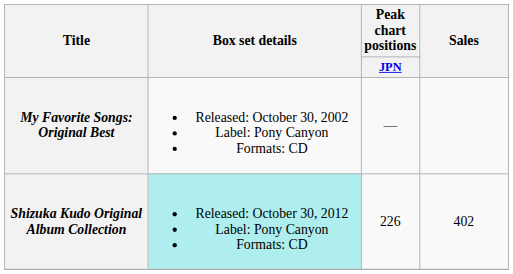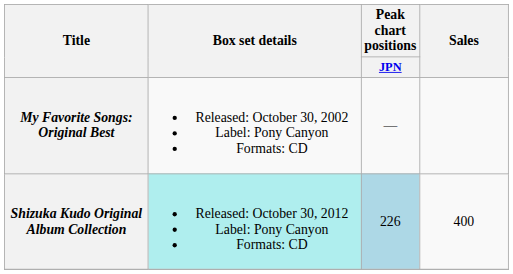(390, 221) no background -> (390, 221) lightblue background
(464, 221) 402 -> (464, 221) 400
